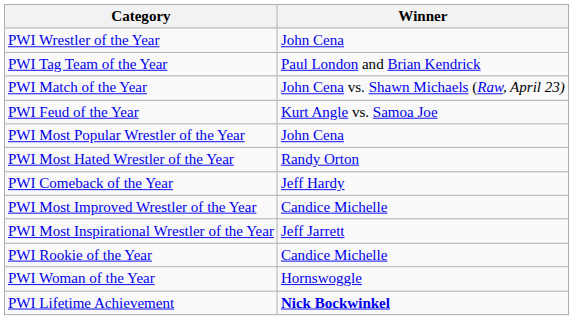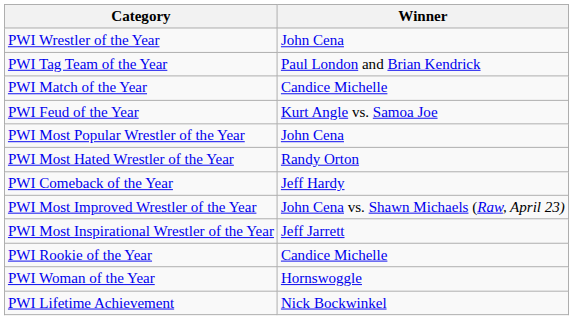(423, 87) John Cena vs. Shawn Michaels (Raw, April 23) -> (334, 87) Candice Michelle
(334, 207) Candice Michelle -> (423, 207) John Cena vs. Shawn Michaels (Raw, April 23)
(335, 302) bold -> (334, 302) normal
